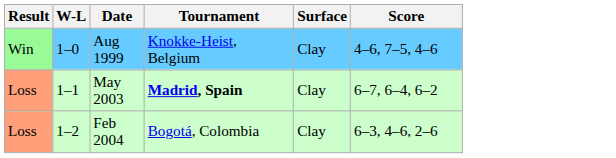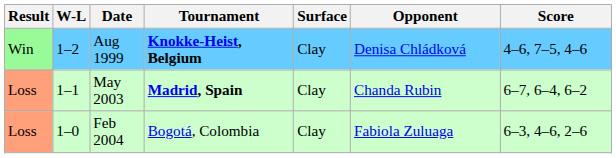+ column: (425, 16)
(68, 49) 1–0 -> (68, 49) 1–2
(192, 49) normal -> (195, 49) bold
(68, 131) 1–2 -> (68, 131) 1–0
